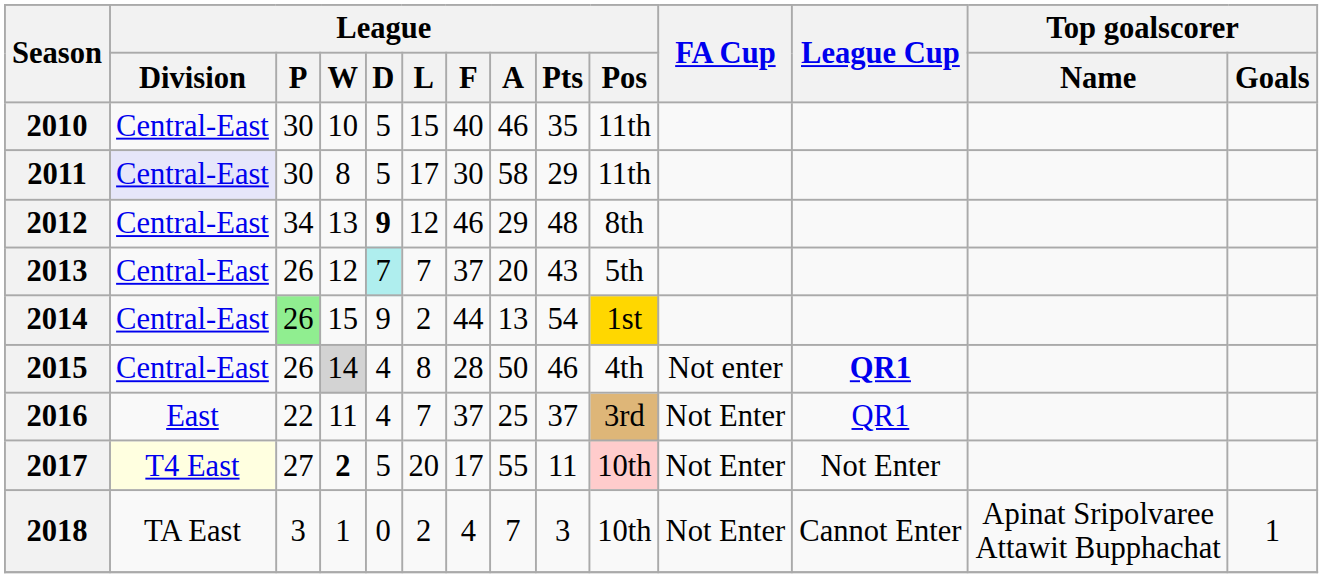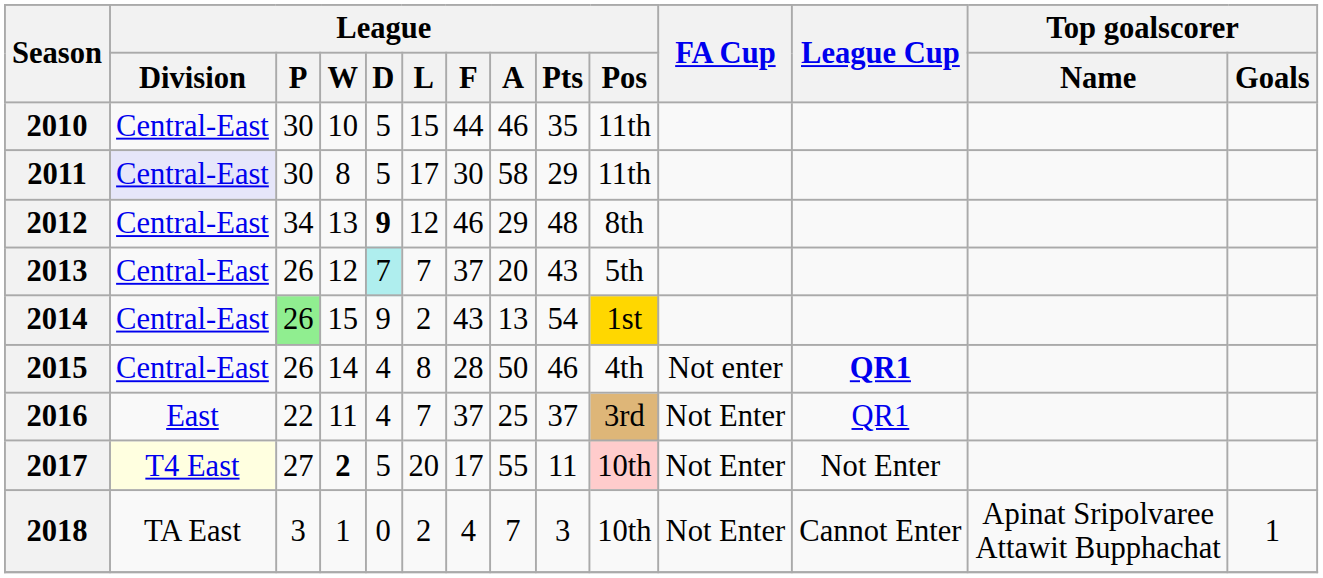(468, 125) 40 -> (468, 125) 44
(468, 319) 44 -> (468, 319) 43
(343, 367) lightgrey background -> (343, 367) no background
